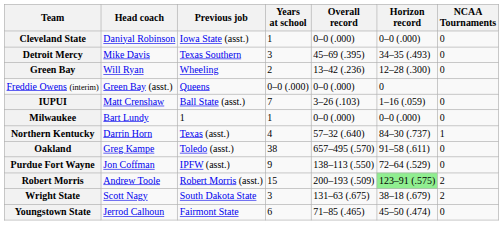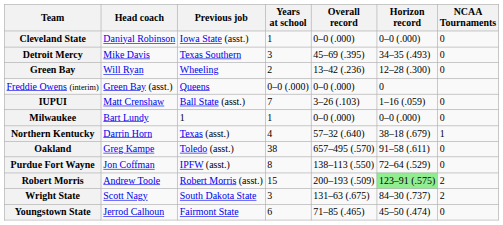(405, 133) 84–30 (.737) -> (405, 133) 38–18 (.679)
(270, 165) 9 -> (270, 165) 8
(405, 196) 38–18 (.679) -> (405, 196) 84–30 (.737)
